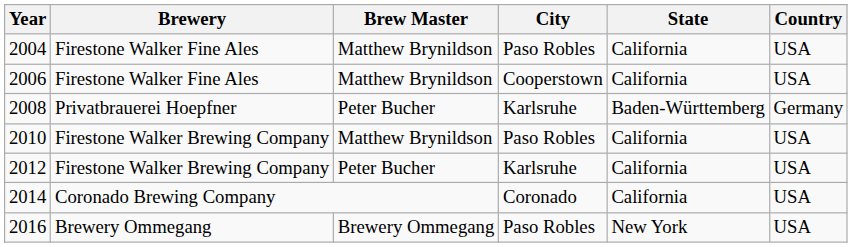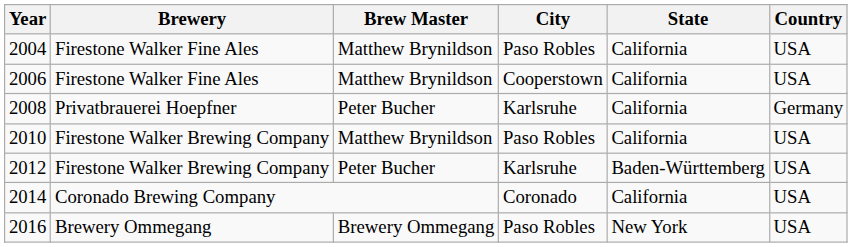(688, 108) Baden-Württemberg -> (649, 108) California
(649, 167) California -> (688, 167) Baden-Württemberg
